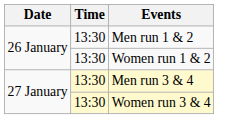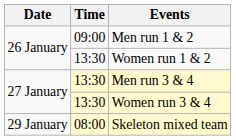(90, 37) 13:30 -> (90, 37) 09:00
+ row: (170, 124)
